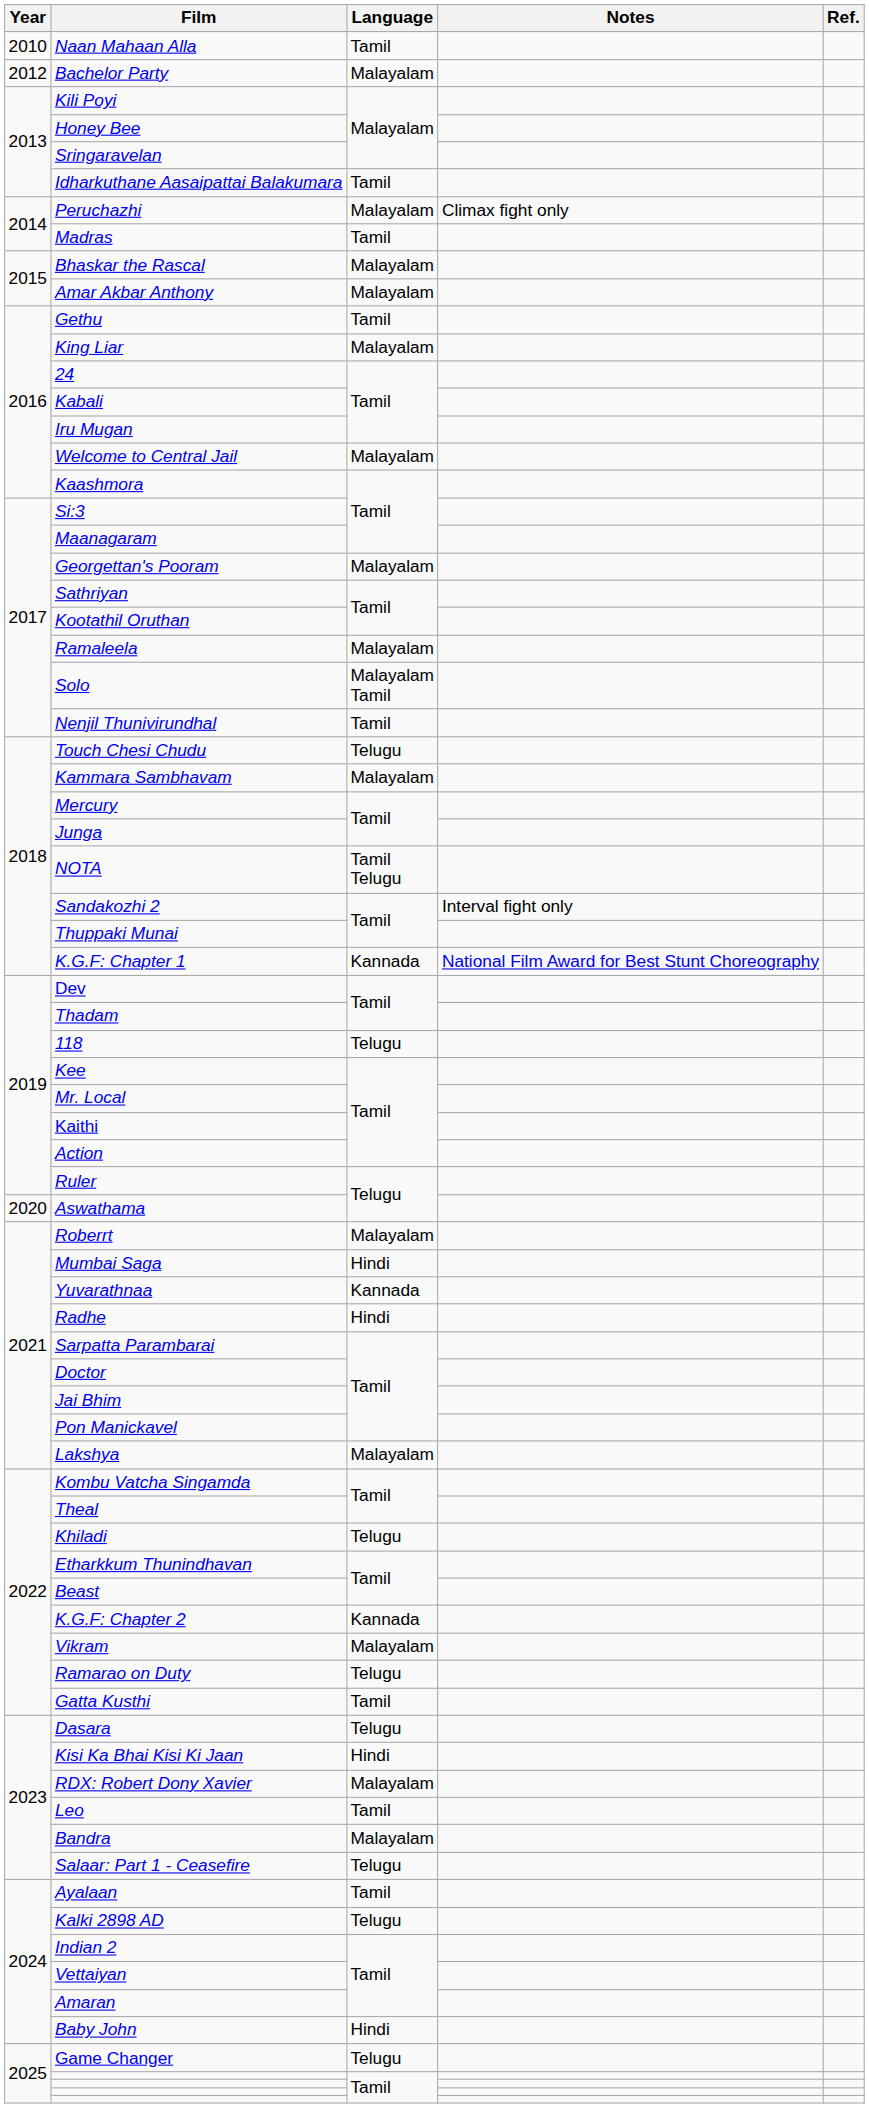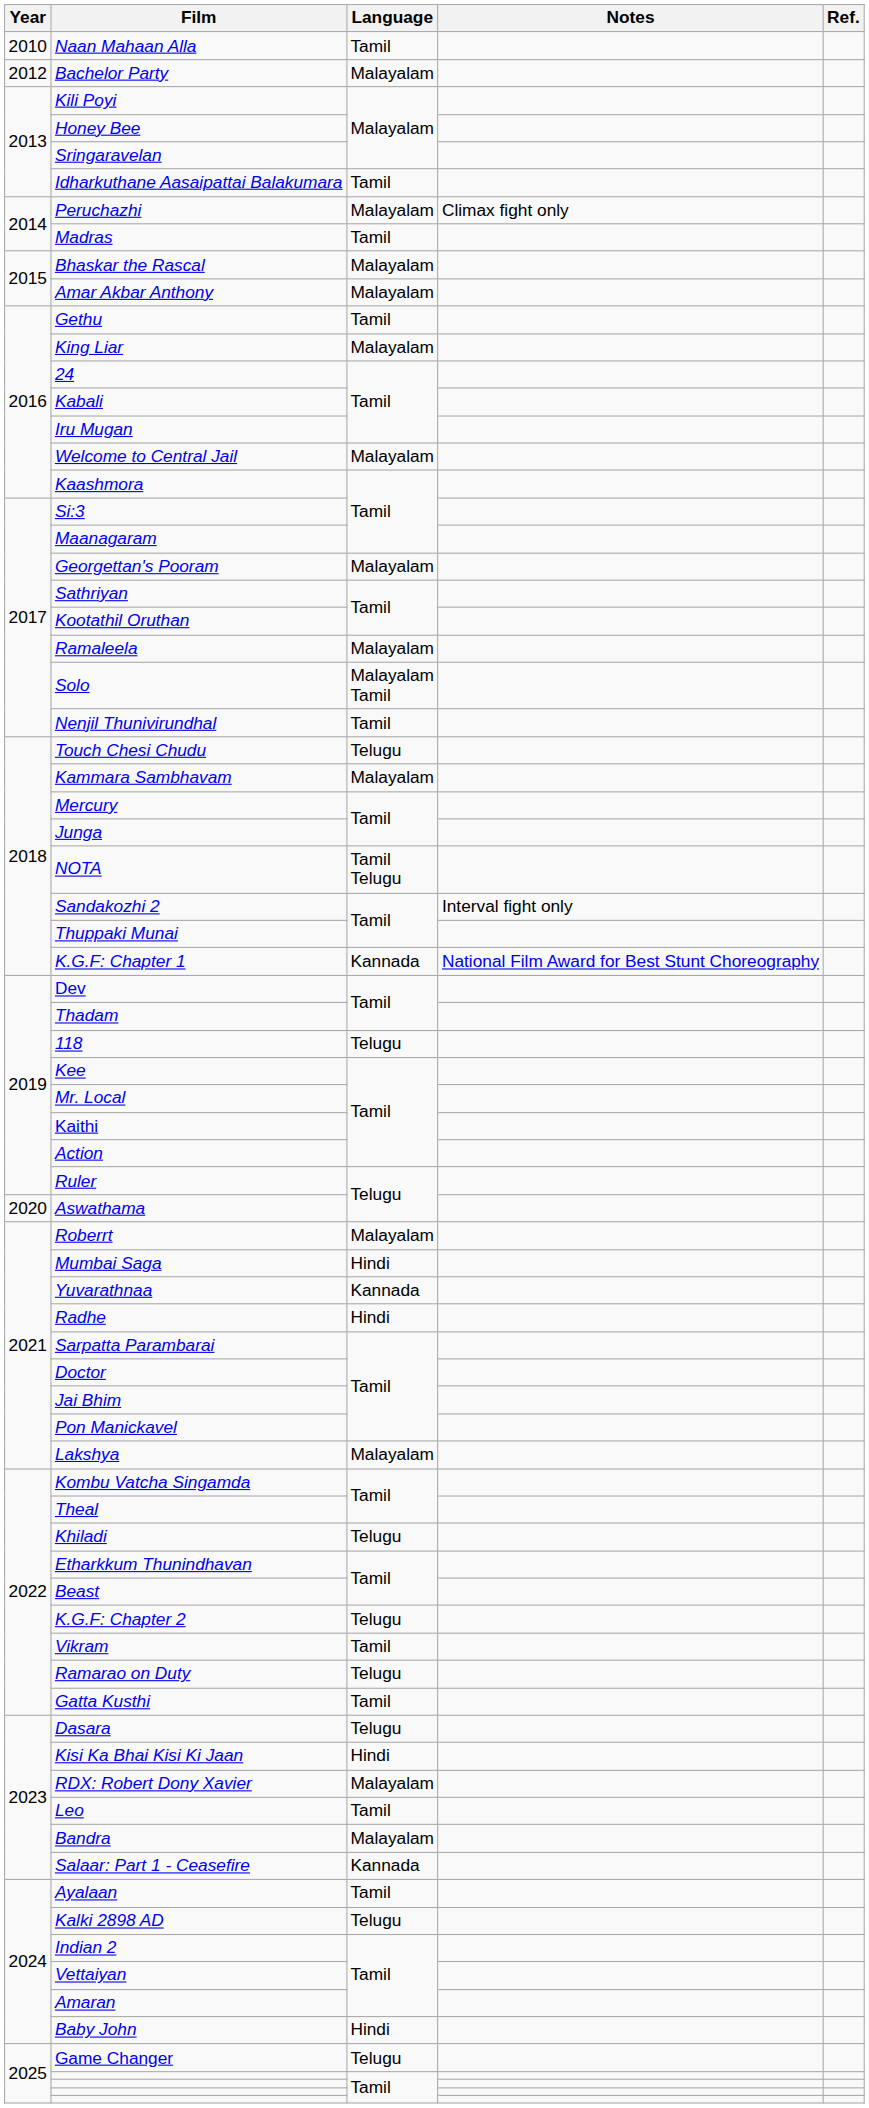(385, 1619) Kannada -> (376, 1619) Telugu
(392, 1646) Malayalam -> (371, 1646) Tamil
(376, 1865) Telugu -> (385, 1865) Kannada
